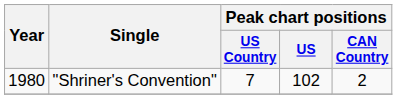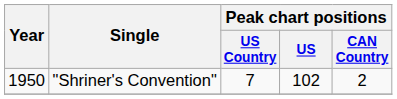(27, 81) 1980 -> (27, 81) 1950
